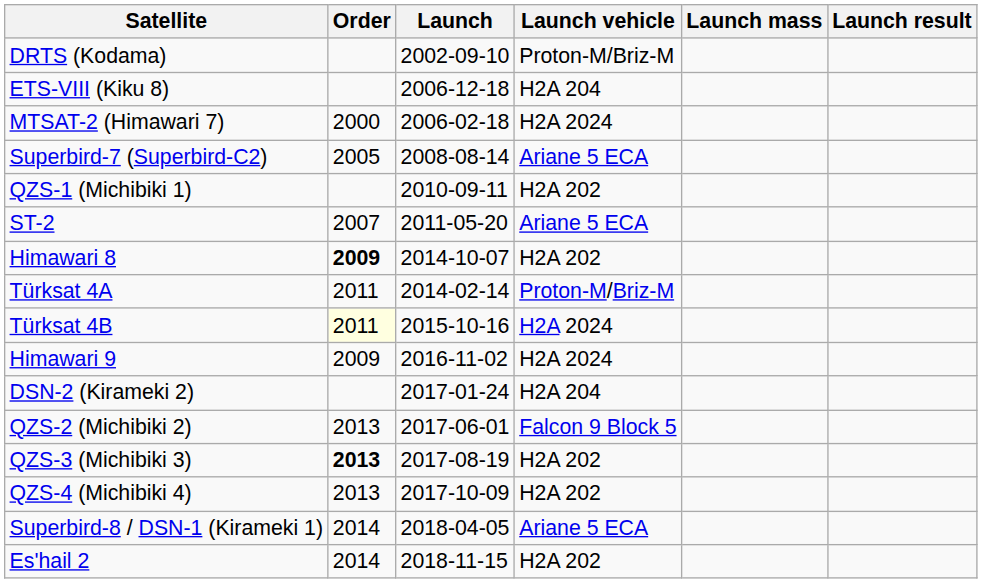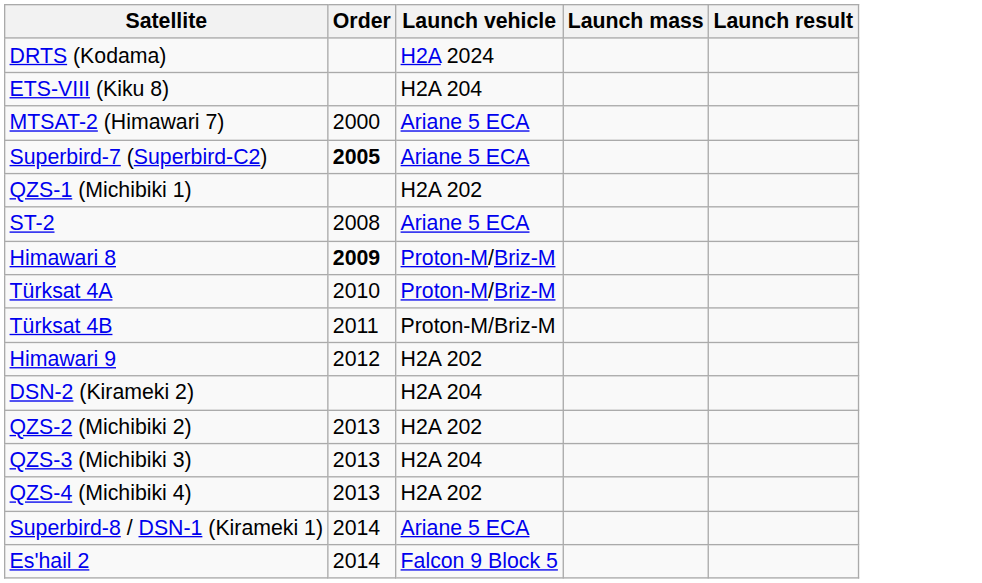- column: (455, 21)
(597, 55) Proton-M/Briz-M -> (447, 55) H2A 2024
(566, 122) H2A 2024 -> (465, 122) Ariane 5 ECA
(356, 156) normal -> (356, 156) bold
(356, 223) 2007 -> (356, 223) 2008
(560, 257) H2A 202 -> (478, 257) Proton-M/Briz-M
(356, 291) 2011 -> (356, 291) 2010
(356, 325) lightyellow background -> (356, 325) no background
(566, 325) H2A 2024 -> (478, 325) Proton-M/Briz-M
(356, 358) 2009 -> (356, 358) 2012
(566, 358) H2A 2024 -> (441, 358) H2A 202
(598, 426) Falcon 9 Block 5 -> (441, 426) H2A 202
(356, 460) bold -> (356, 460) normal
(560, 460) H2A 202 -> (441, 460) H2A 204
(560, 561) H2A 202 -> (479, 561) Falcon 9 Block 5
